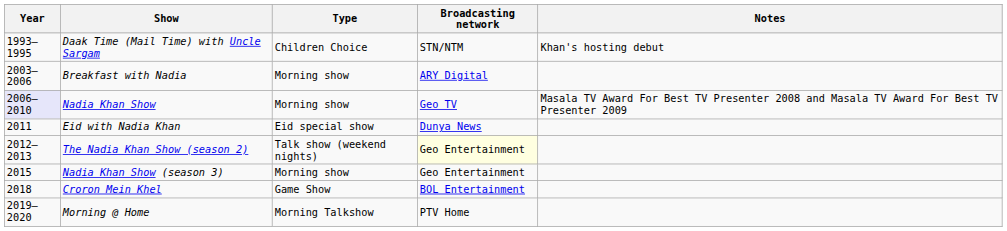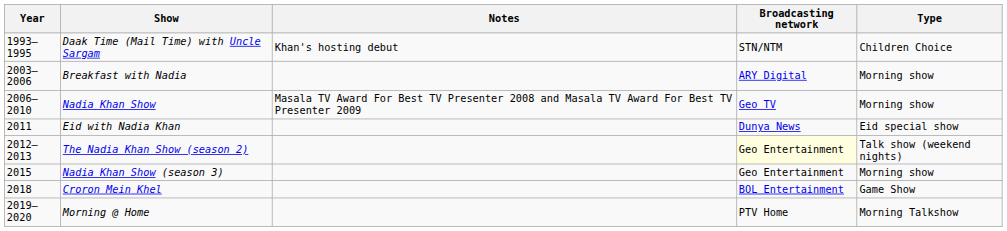columns swapped: (345, 19) <-> (770, 19)
(22, 104) lavender background -> (22, 104) no background
